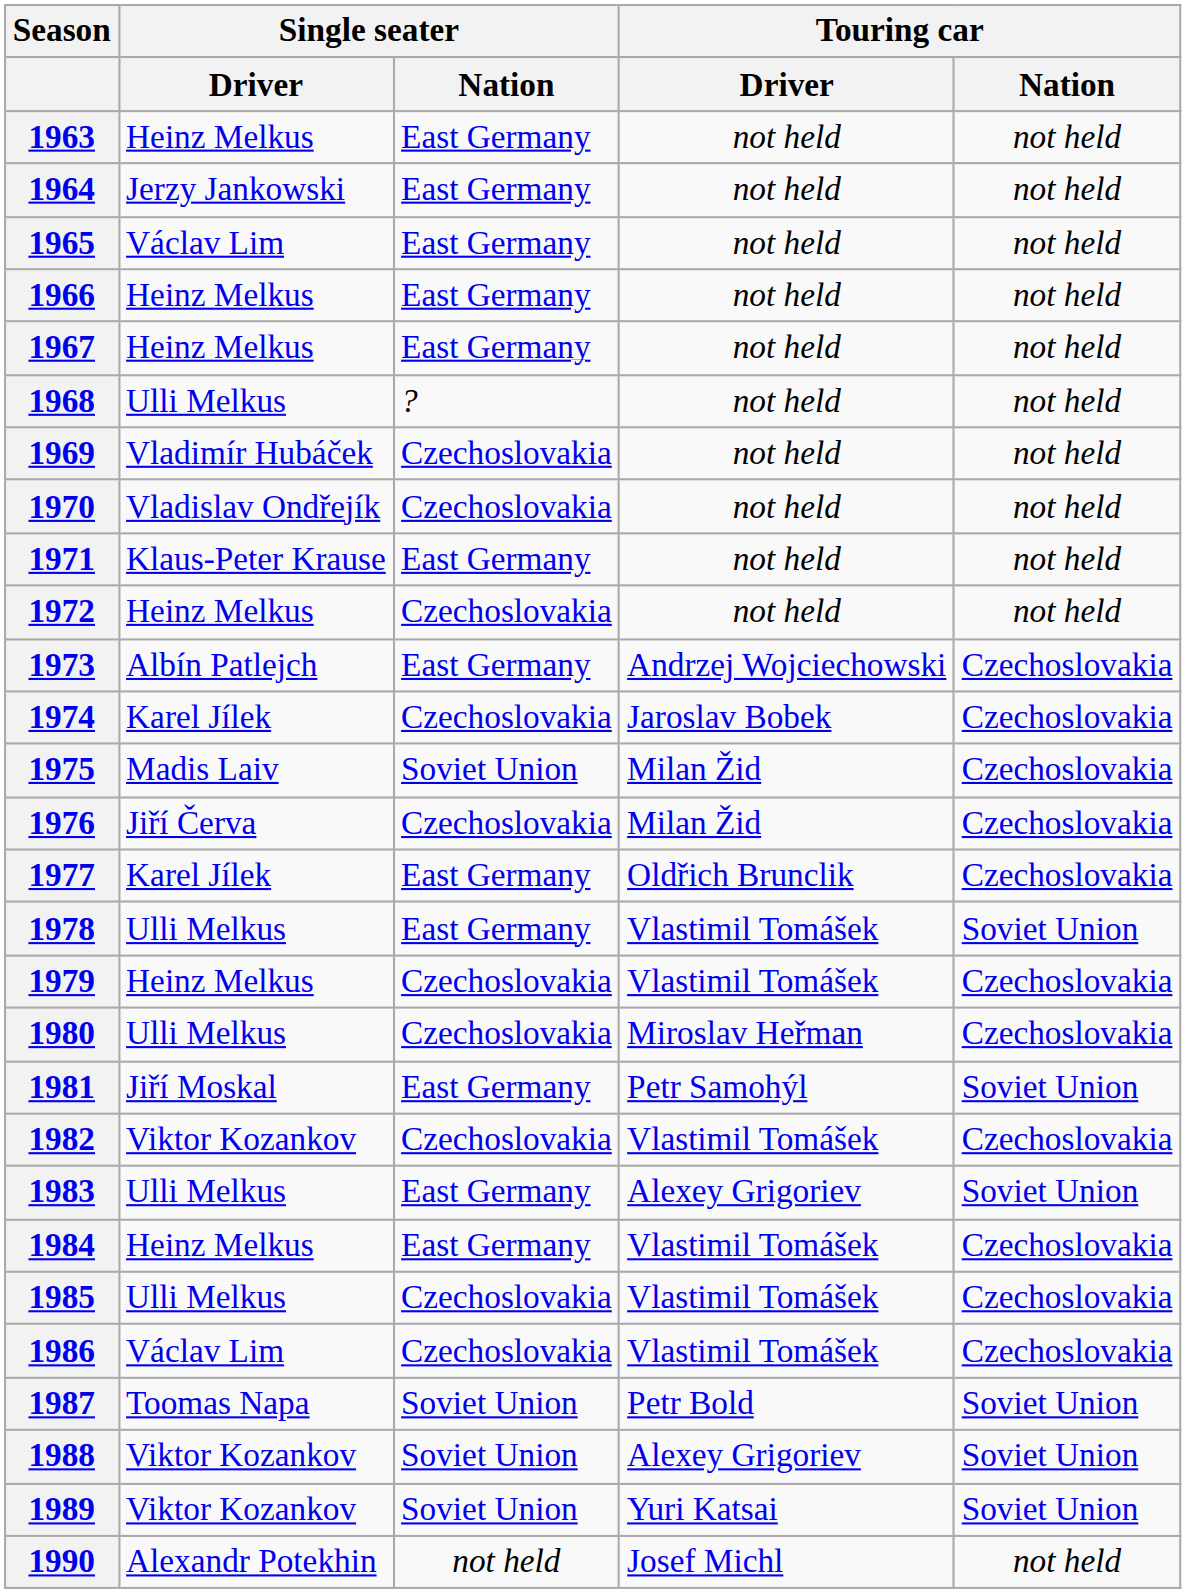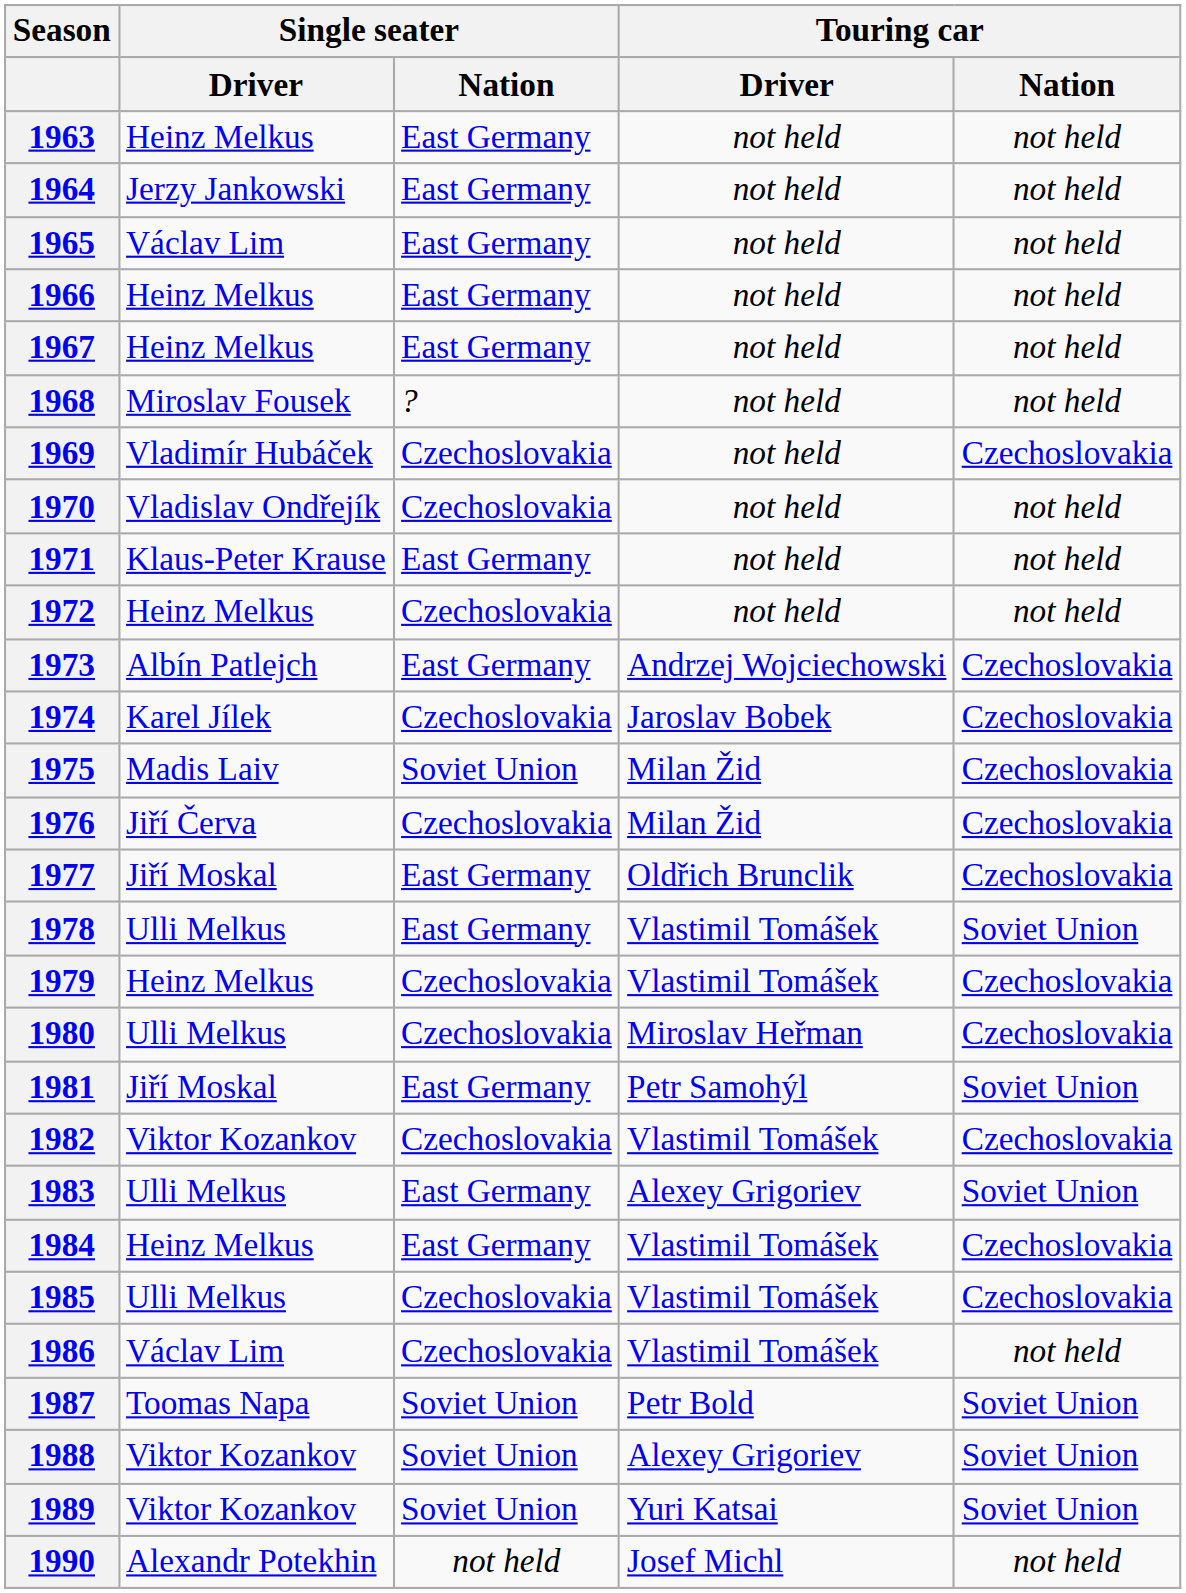(206, 400) Ulli Melkus -> (238, 400) Miroslav Fousek
(1067, 453) not held -> (1067, 453) Czechoslovakia
(199, 875) Karel Jílek -> (201, 875) Jiří Moskal
(1067, 1350) Czechoslovakia -> (1067, 1350) not held
